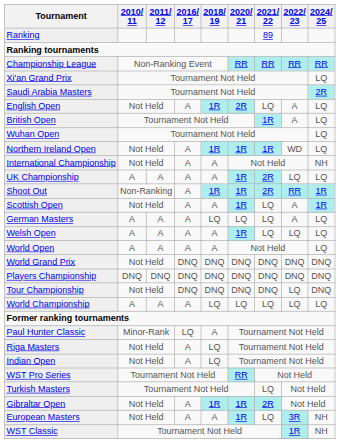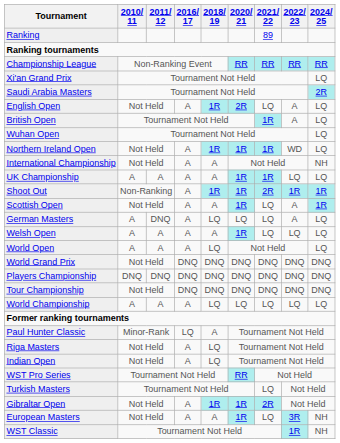(268, 177) 2R -> (268, 177) 1R
(295, 191) RR -> (295, 191) 1R
(160, 219) A -> (160, 219) DNQ
(214, 247) A -> (214, 247) LQ
(295, 290) LQ -> (295, 290) DNQ
